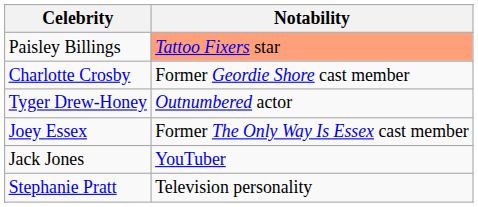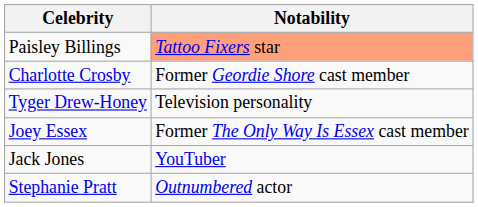(224, 103) Outnumbered actor -> (234, 103) Television personality
(234, 187) Television personality -> (224, 187) Outnumbered actor
